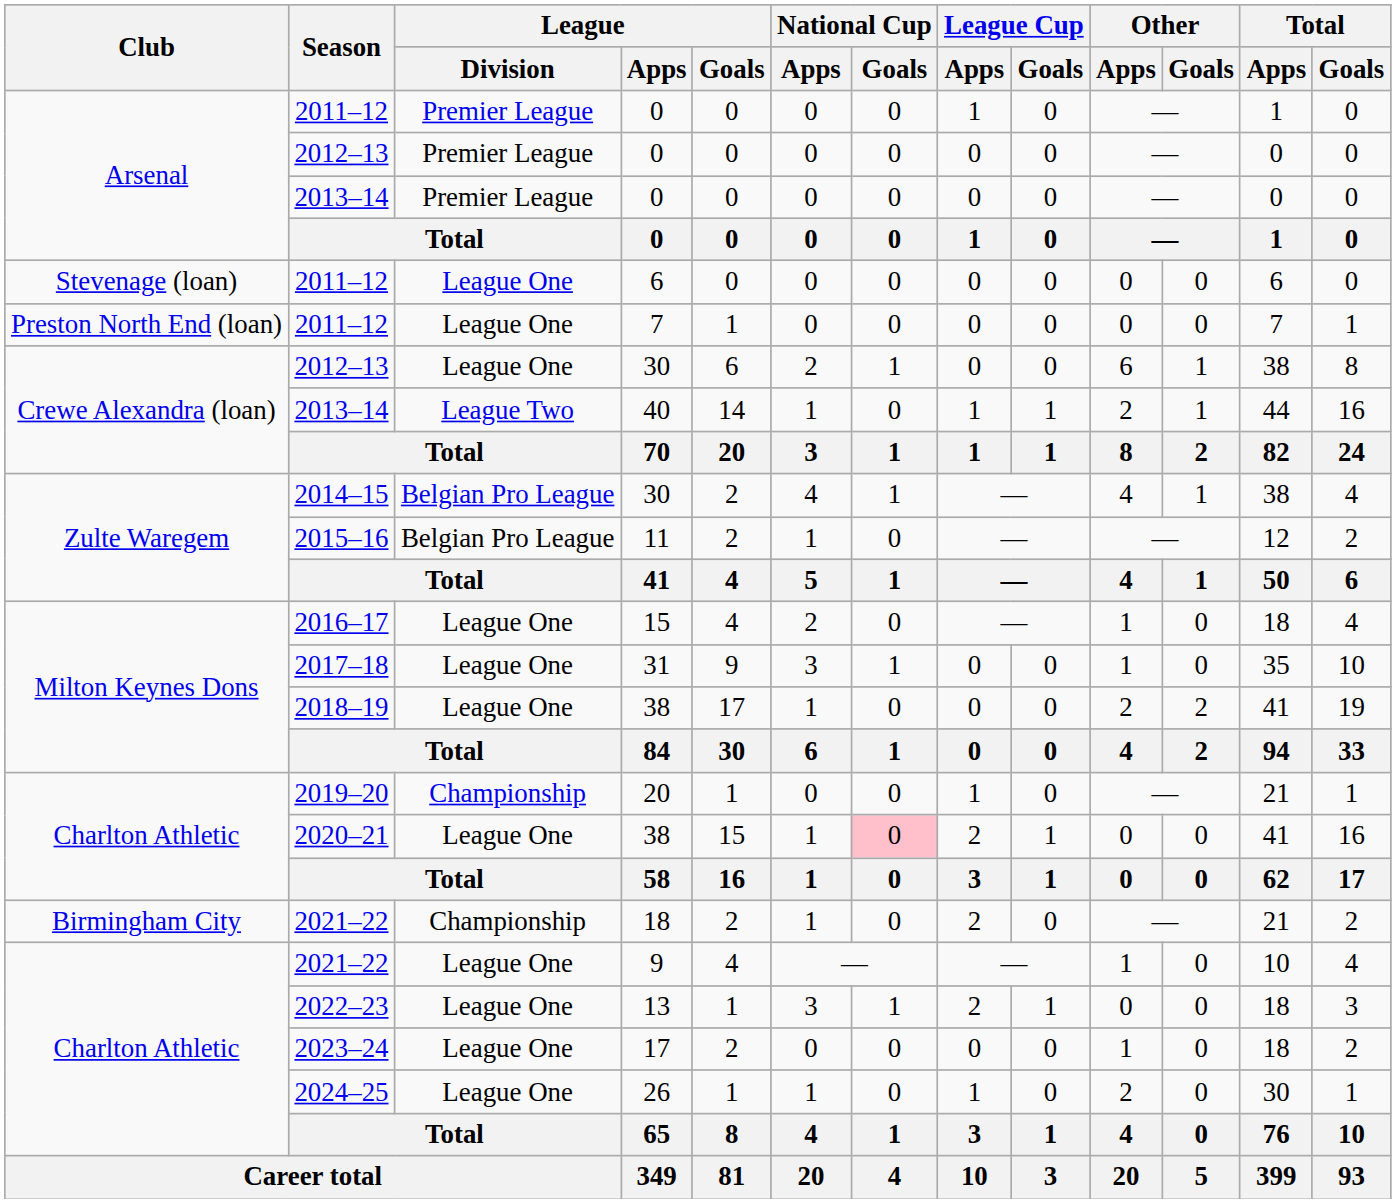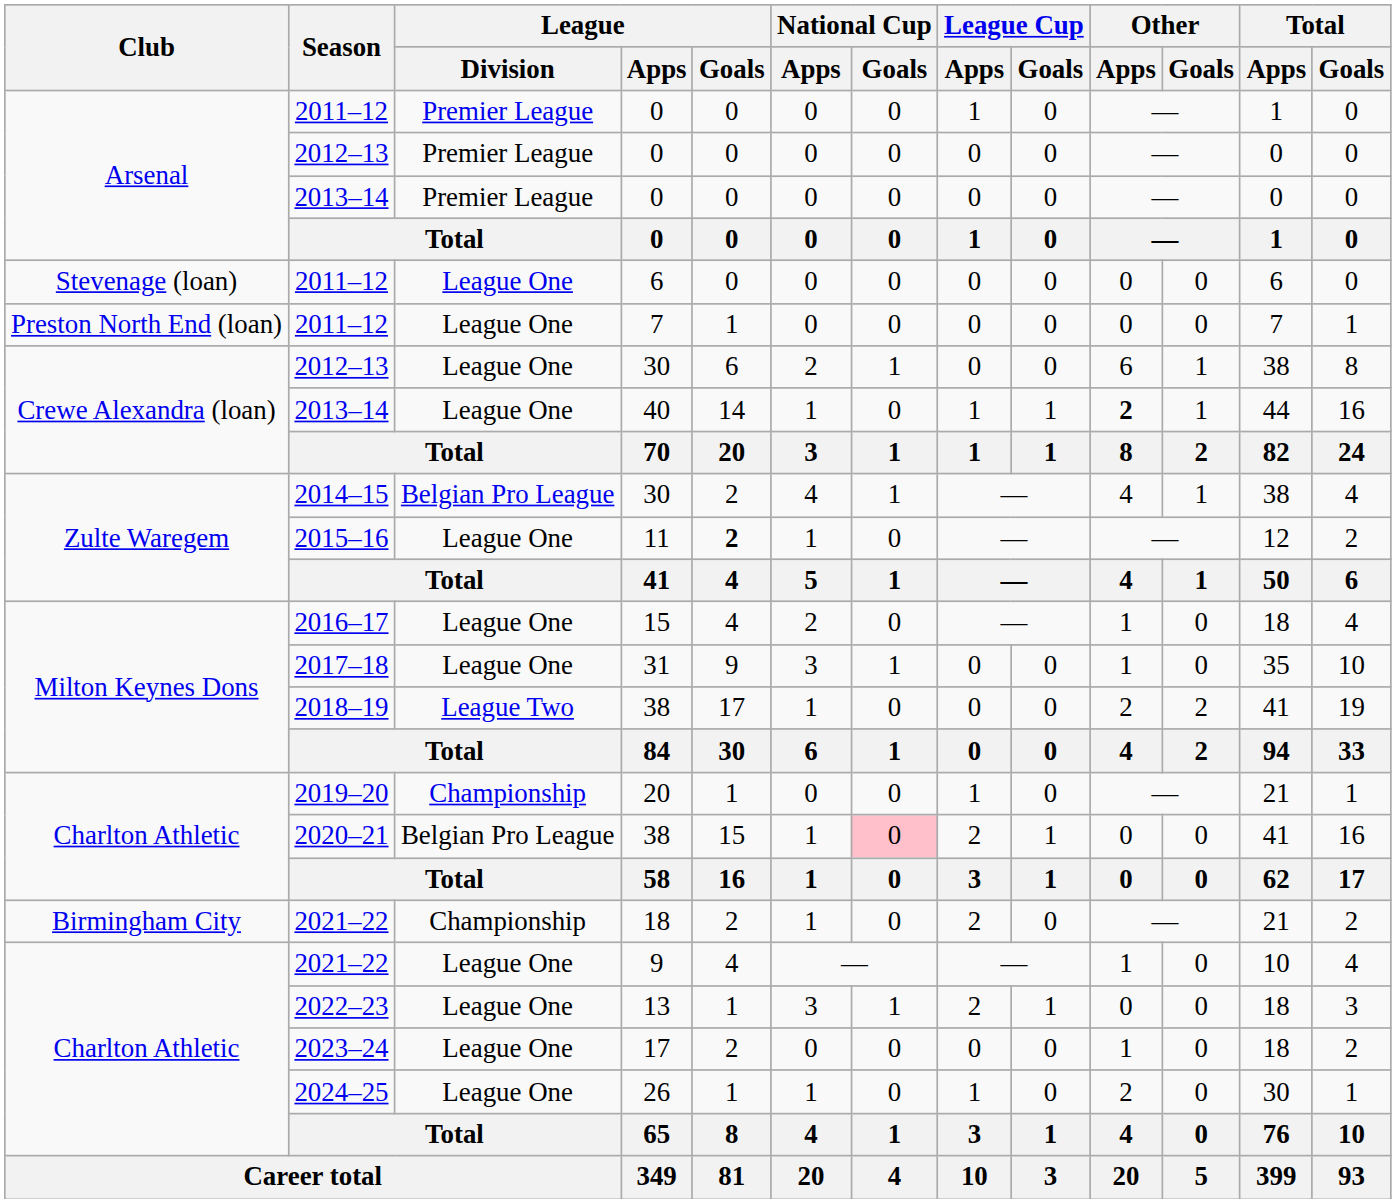(508, 409) League Two -> (508, 409) League One
(1126, 409) normal -> (1126, 409) bold
(508, 537) Belgian Pro League -> (508, 537) League One
(732, 537) normal -> (732, 537) bold
(508, 707) League One -> (508, 707) League Two
(508, 835) League One -> (508, 835) Belgian Pro League
